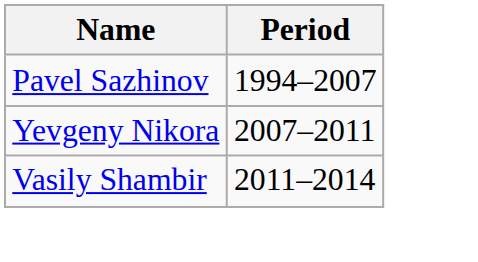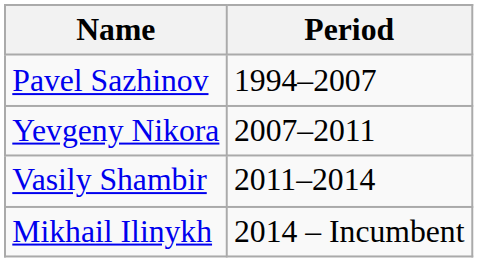+ row: (112, 230)
